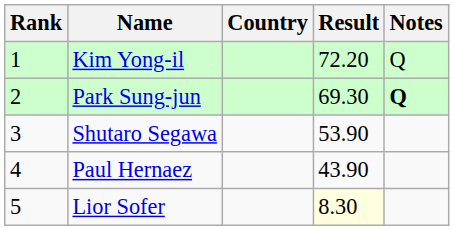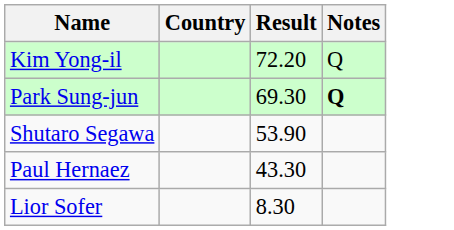- column: (36, 23)
(343, 170) 43.90 -> (281, 170) 43.30
(338, 207) lightyellow background -> (275, 207) no background
